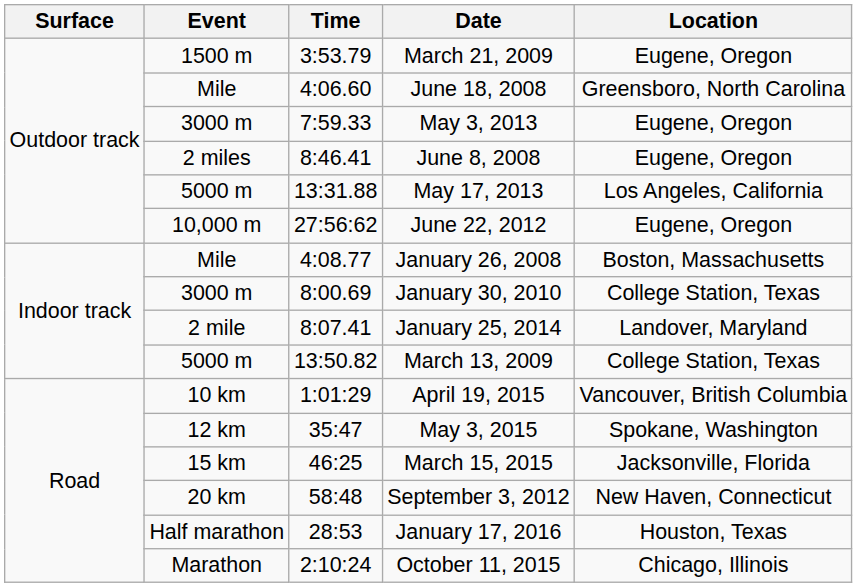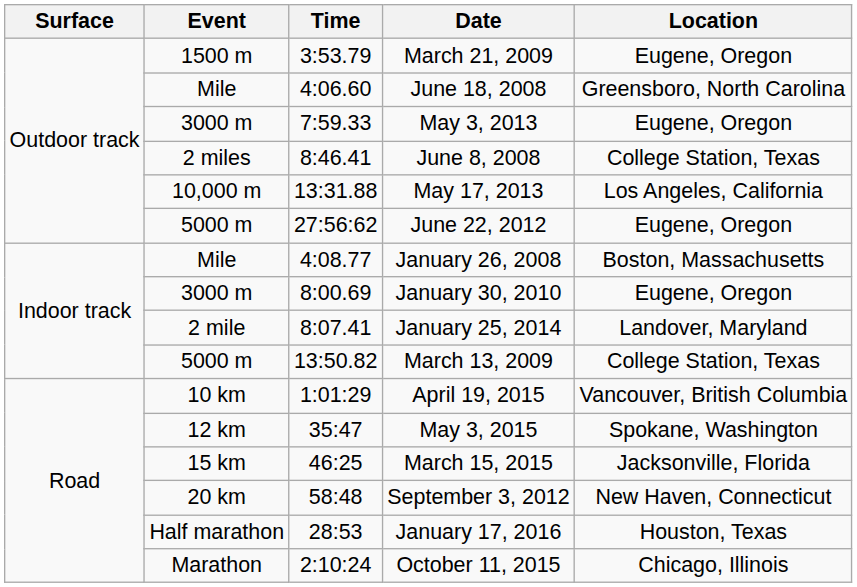(713, 157) Eugene, Oregon -> (713, 157) College Station, Texas
(217, 191) 5000 m -> (217, 191) 10,000 m
(217, 225) 10,000 m -> (217, 225) 5000 m
(713, 293) College Station, Texas -> (713, 293) Eugene, Oregon
